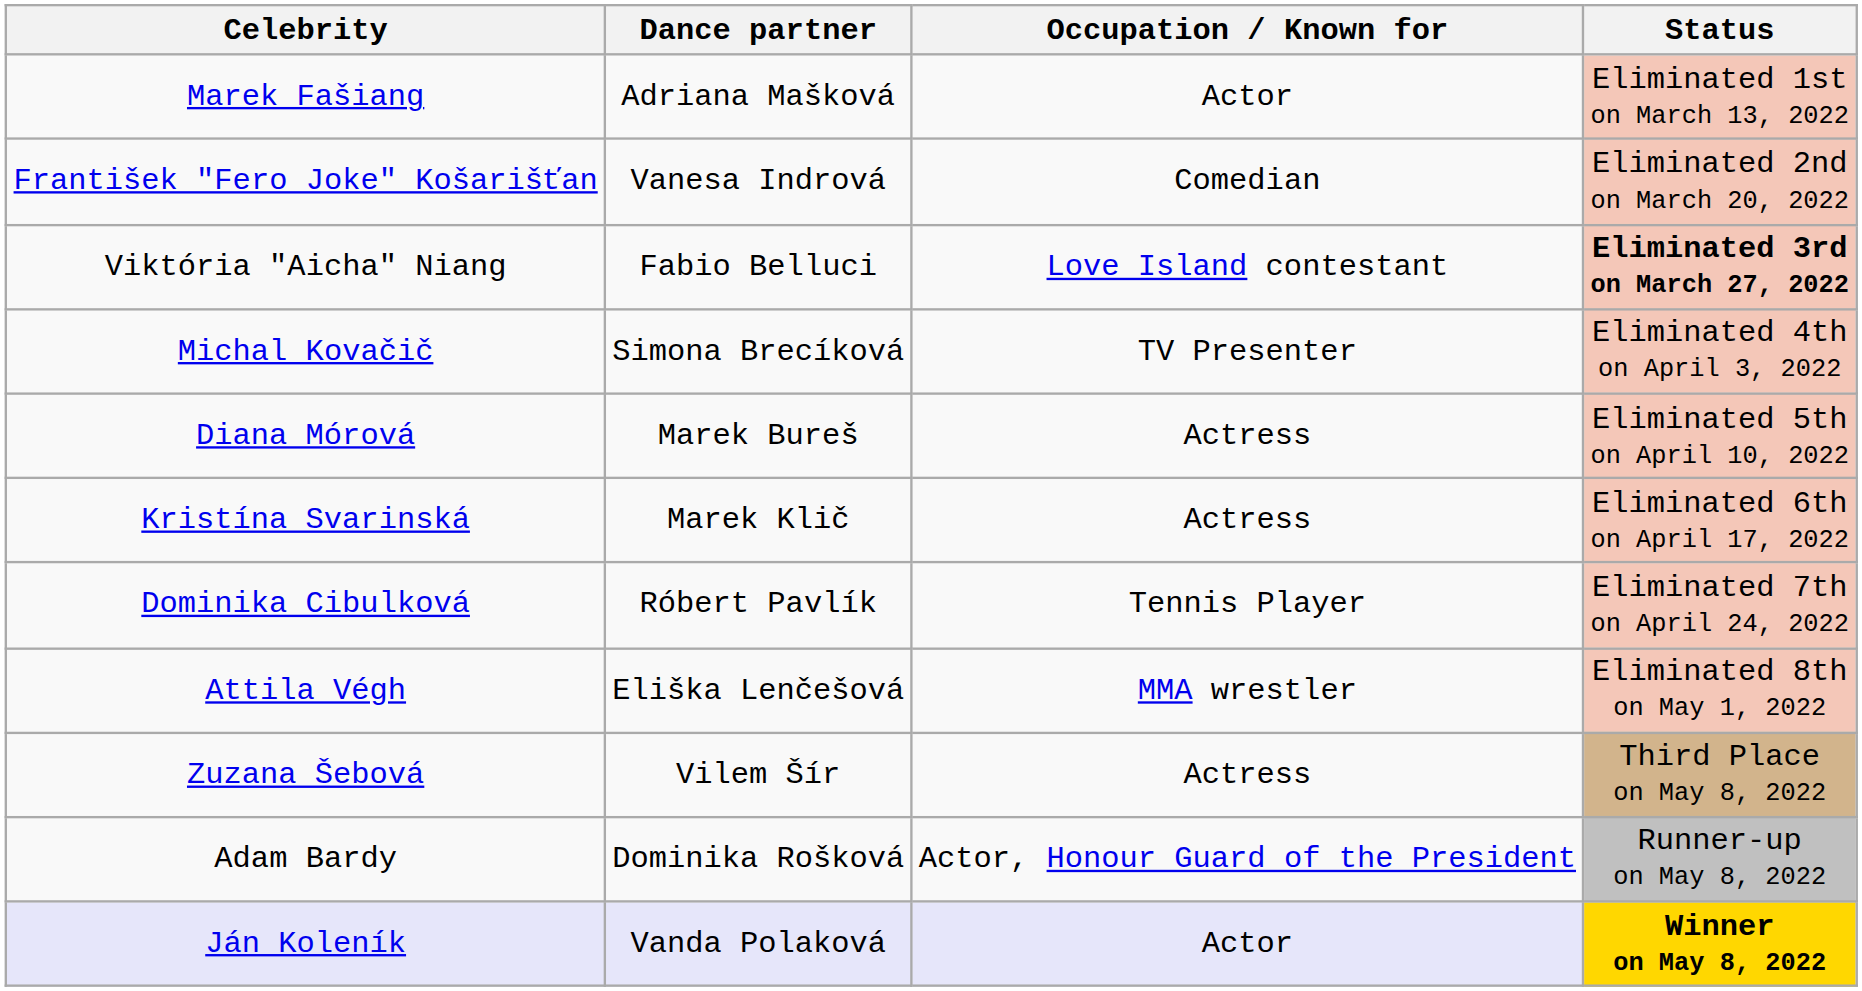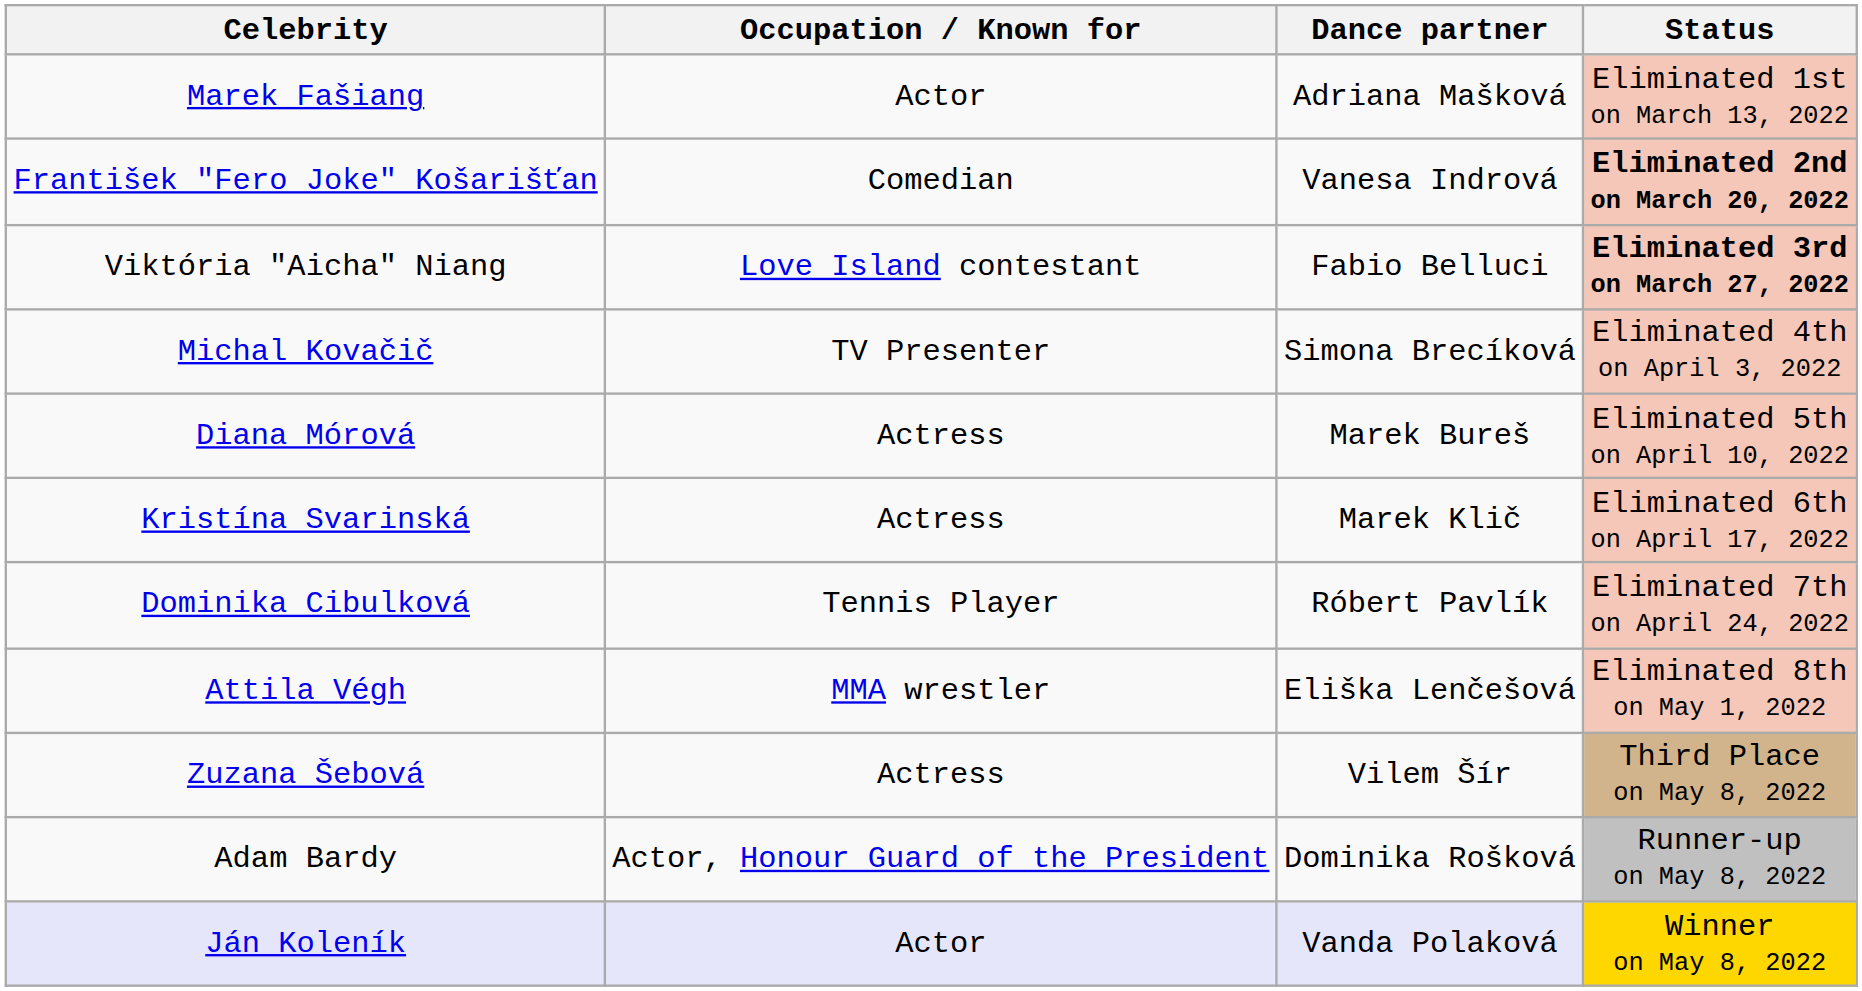columns swapped: (1247, 30) <-> (758, 30)
(1720, 181) normal -> (1720, 182) bold
(1720, 944) bold -> (1720, 943) normal
